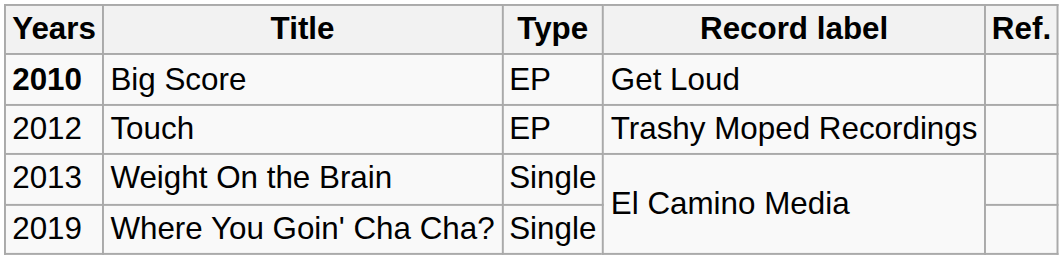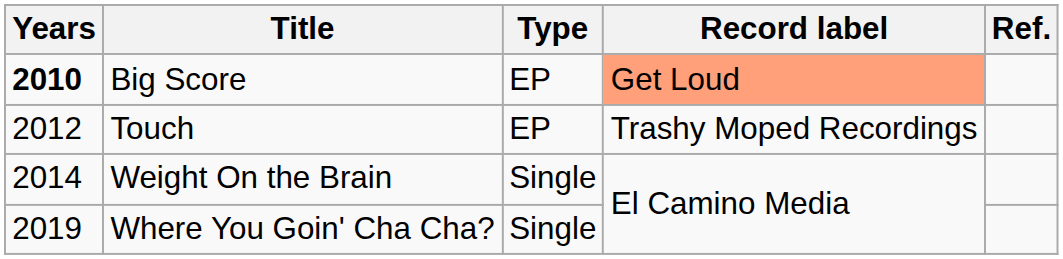(675, 79) no background -> (675, 79) lightsalmon background
(47, 178) 2013 -> (47, 178) 2014
